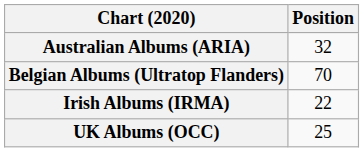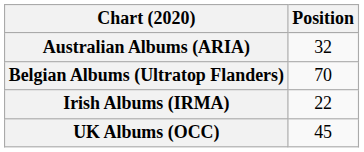(323, 132) 25 -> (323, 132) 45
